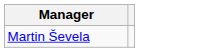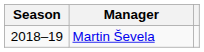+ column: (37, 15)
